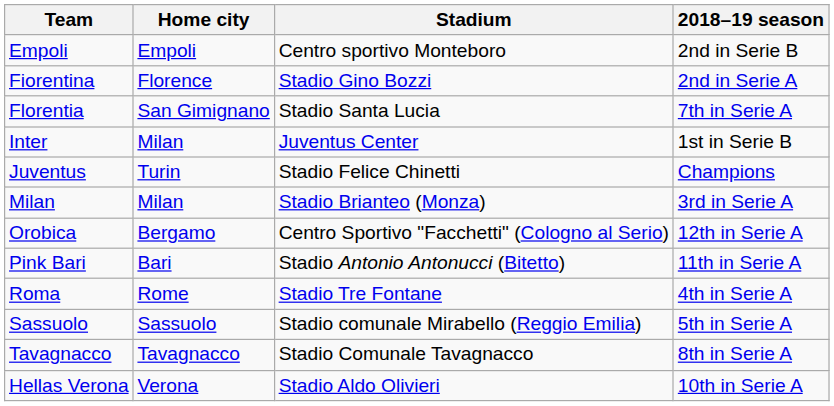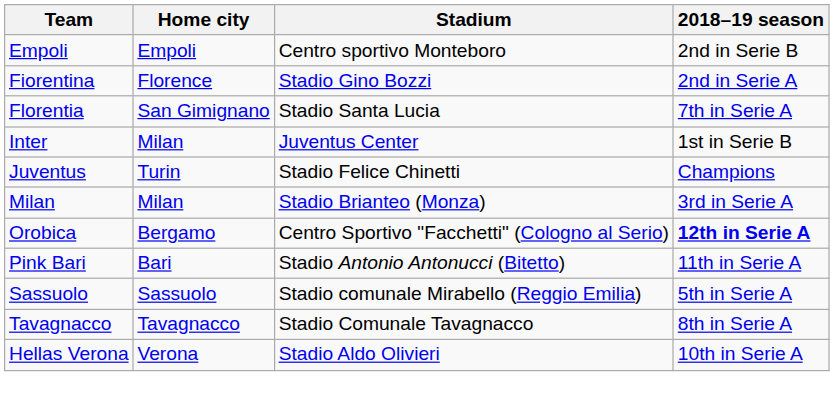(740, 232) normal -> (744, 232) bold
- row: (35, 293)
